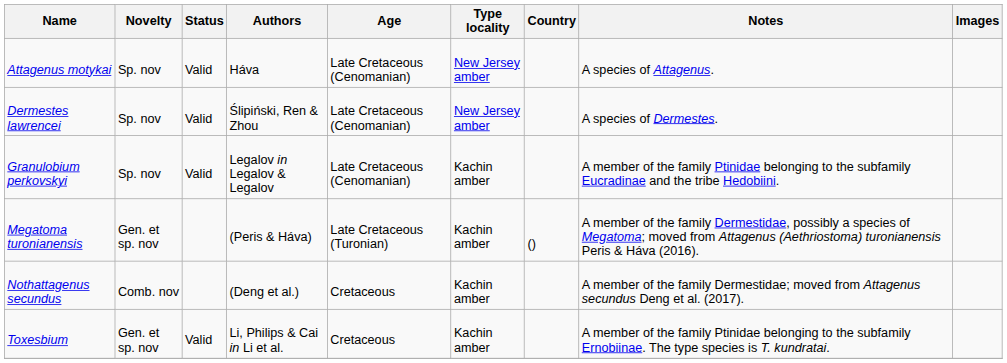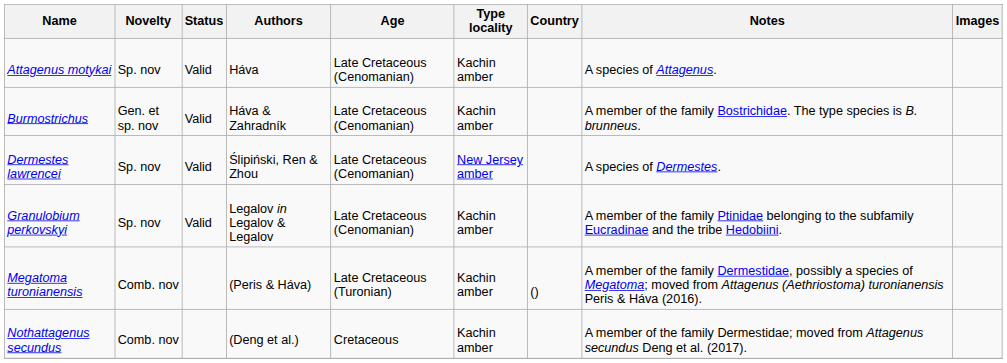(487, 70) New Jersey amber -> (476, 70) Kachin amber
+ row: (48, 118)
(139, 236) Gen. et sp. nov -> (148, 285) Comb. nov
- row: (38, 340)
